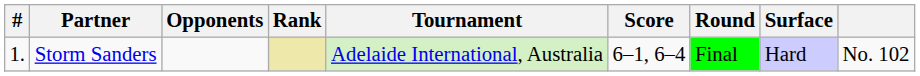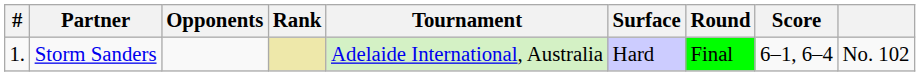columns swapped: (799, 20) <-> (649, 20)
